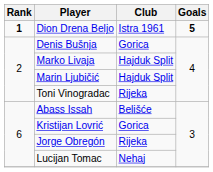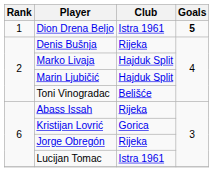(19, 28) bold -> (19, 28) normal
(134, 45) Gorica -> (133, 45) Rijeka
(133, 93) Rijeka -> (135, 93) Belišće
(135, 110) Belišće -> (133, 110) Rijeka
(132, 158) Nehaj -> (141, 158) Istra 1961
